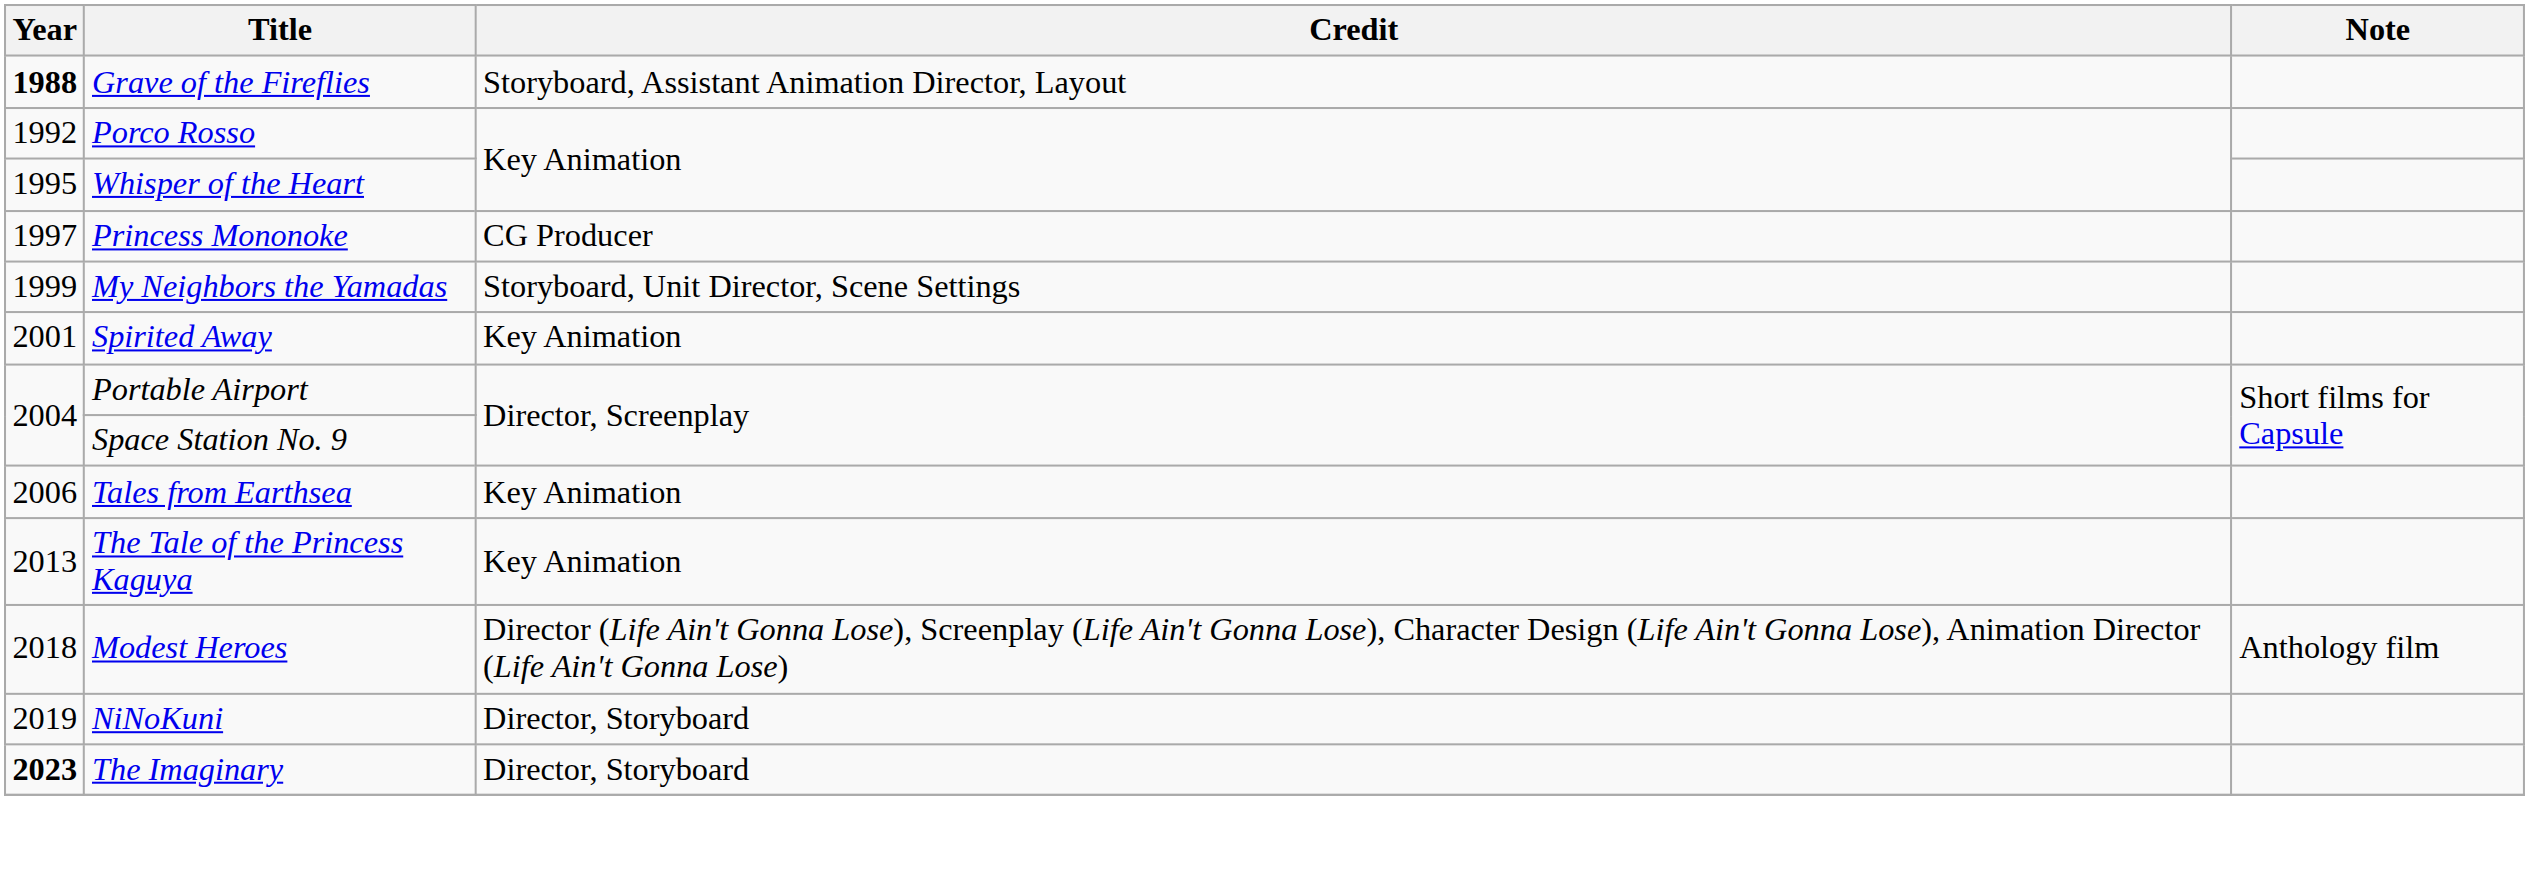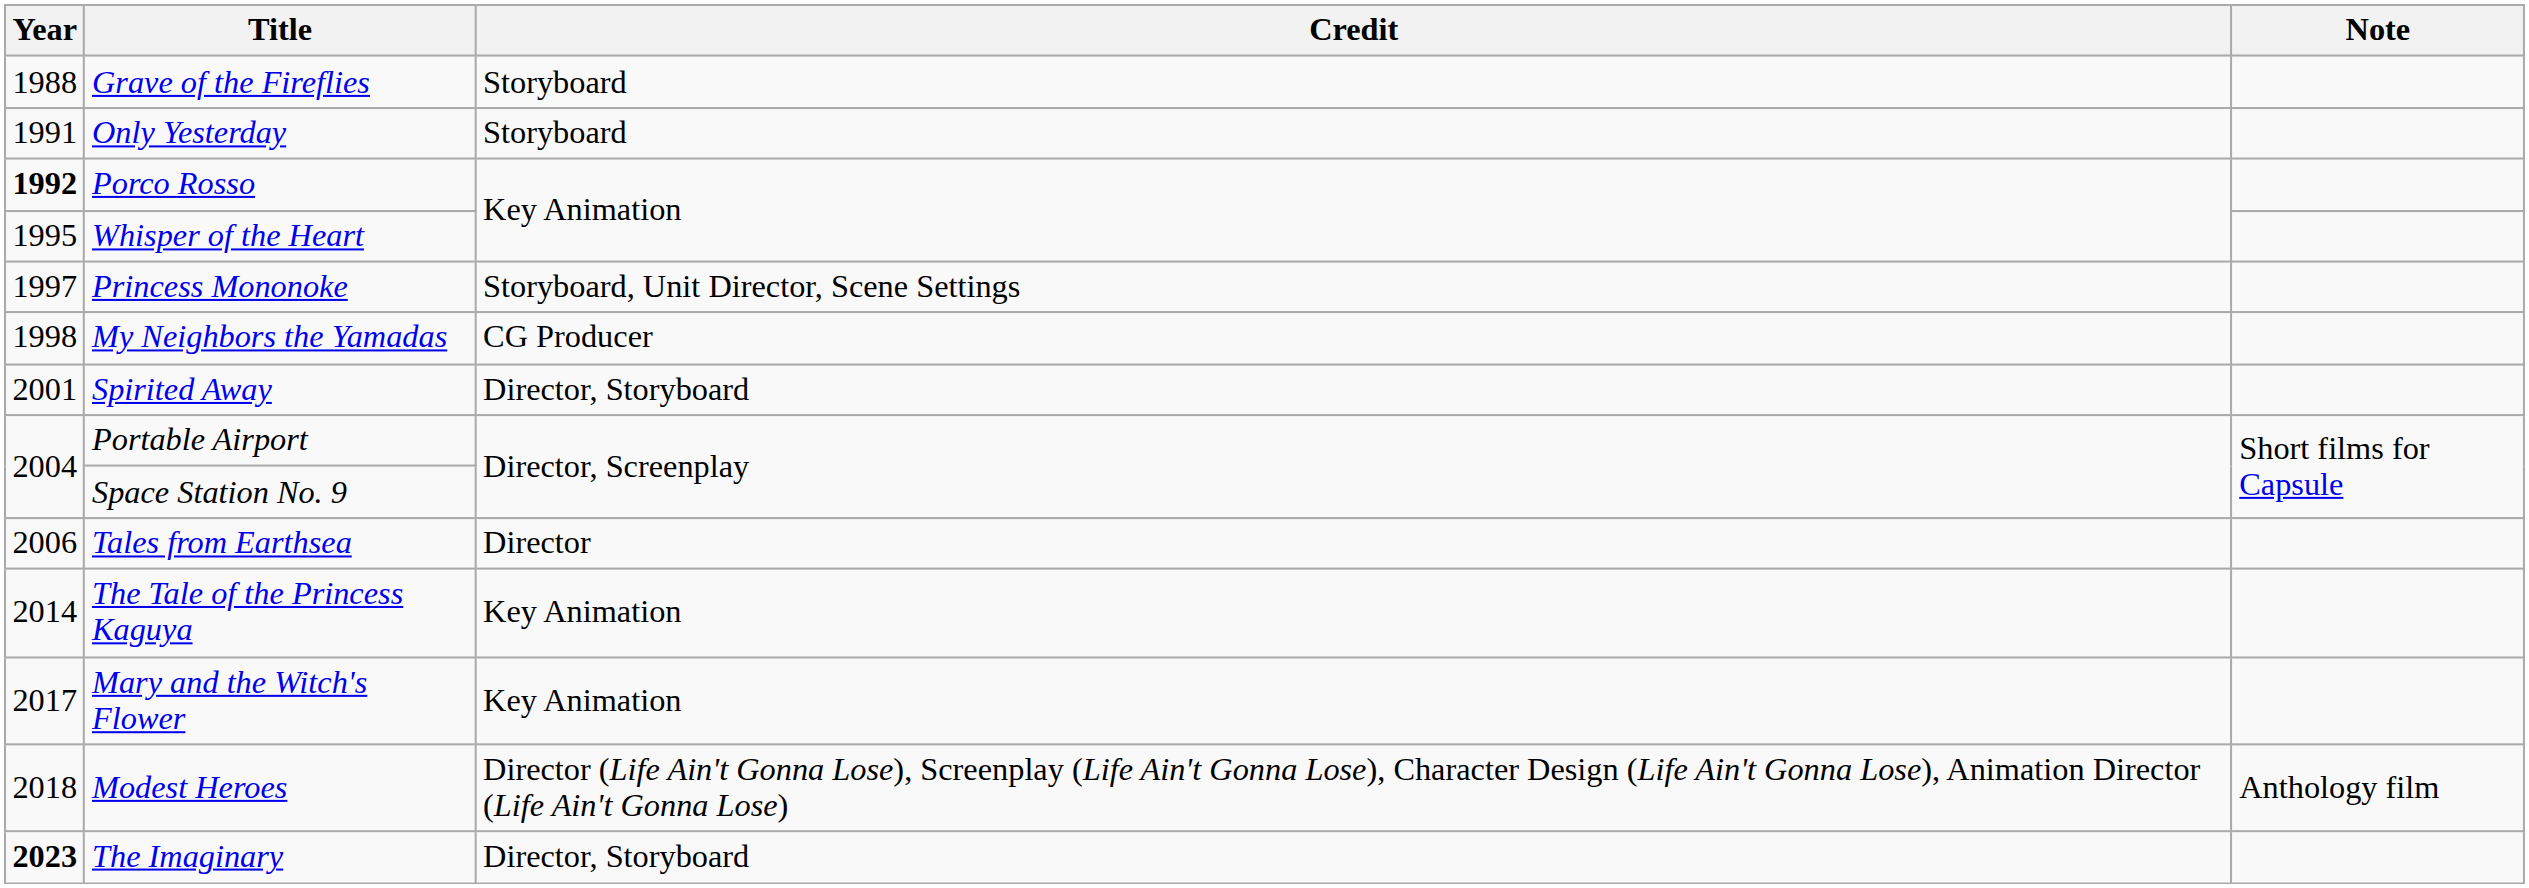(45, 81) bold -> (45, 81) normal
(805, 81) Storyboard, Assistant Animation Director, Layout -> (555, 81) Storyboard
+ row: (189, 132)
(45, 132) normal -> (45, 183) bold
(568, 235) CG Producer -> (752, 286) Storyboard, Unit Director, Scene Settings
(45, 286) 1999 -> (45, 337) 1998
(752, 286) Storyboard, Unit Director, Scene Settings -> (568, 337) CG Producer
(582, 337) Key Animation -> (616, 388) Director, Storyboard
(582, 491) Key Animation -> (537, 542) Director
(45, 560) 2013 -> (45, 612) 2014
+ row: (230, 699)
- row: (158, 717)
